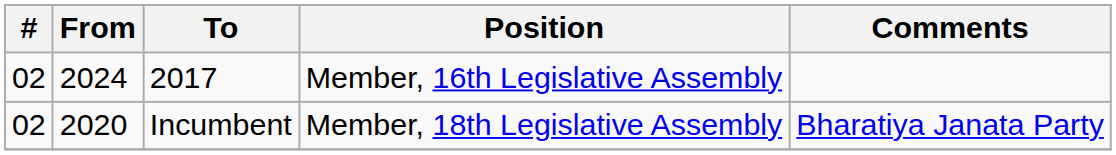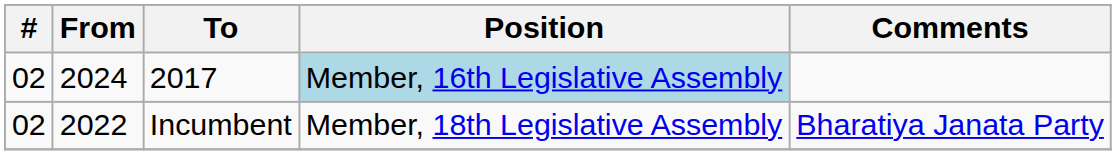(544, 76) no background -> (544, 76) lightblue background
(94, 125) 2020 -> (94, 125) 2022
